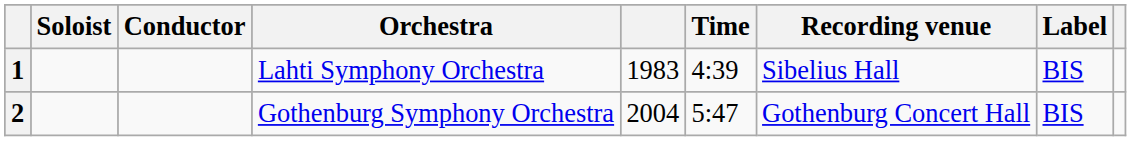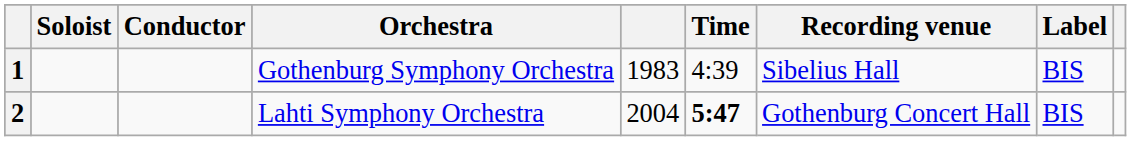(401, 70) Lahti Symphony Orchestra -> (436, 70) Gothenburg Symphony Orchestra
(436, 113) Gothenburg Symphony Orchestra -> (401, 113) Lahti Symphony Orchestra
(715, 113) normal -> (716, 113) bold
